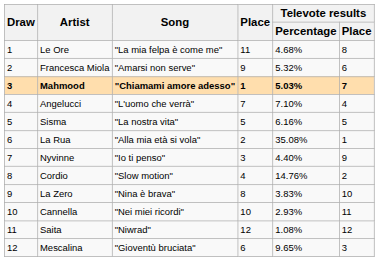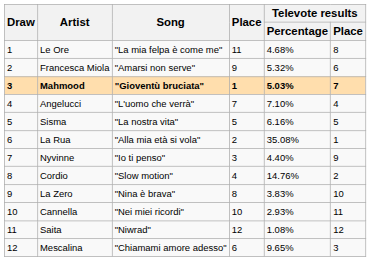(175, 86) "Chiamami amore adesso" -> (159, 86) "Gioventù bruciata"
(155, 248) "Gioventù bruciata" -> (171, 248) "Chiamami amore adesso"
